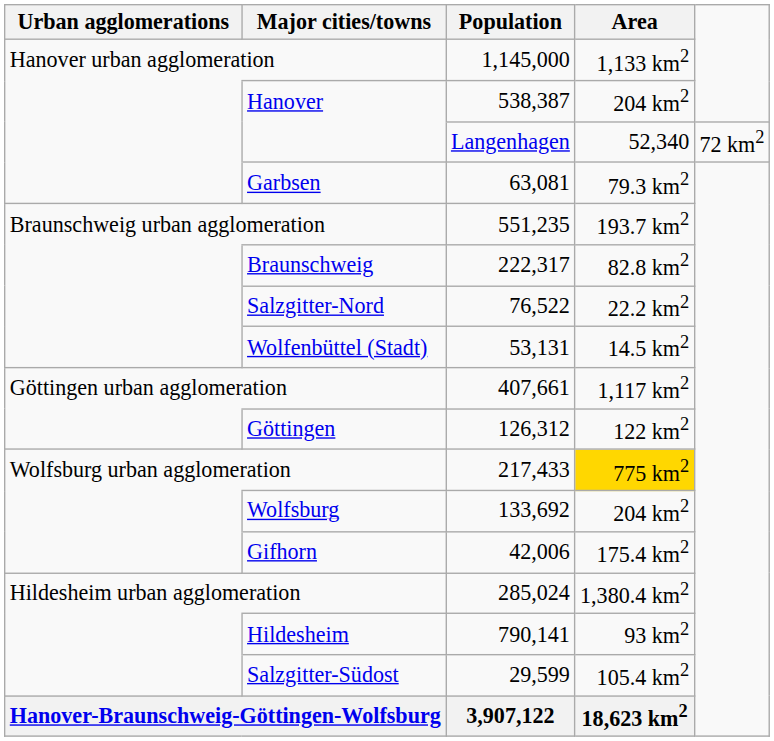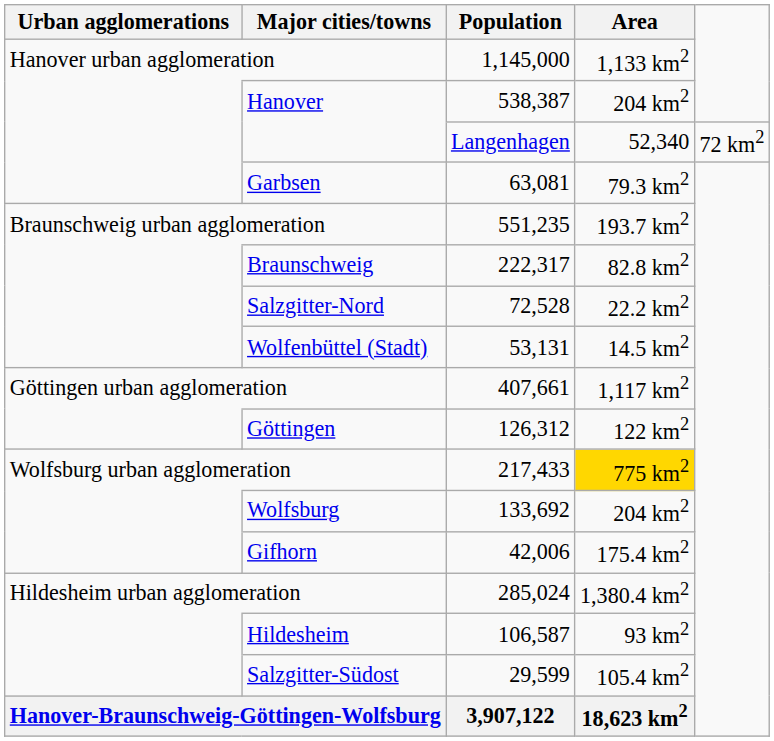(540, 305) 76,522 -> (540, 305) 72,528
(534, 633) 790,141 -> (534, 633) 106,587
